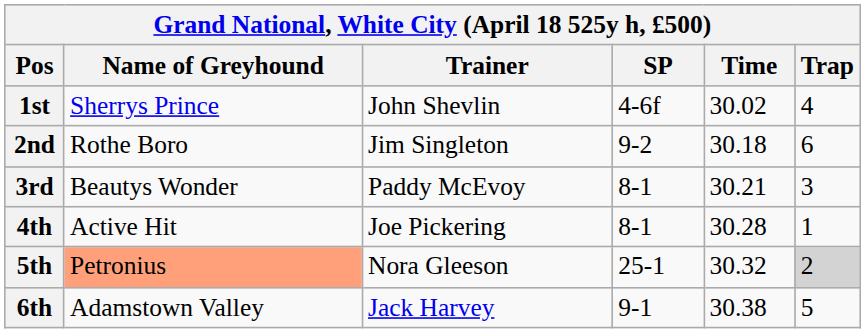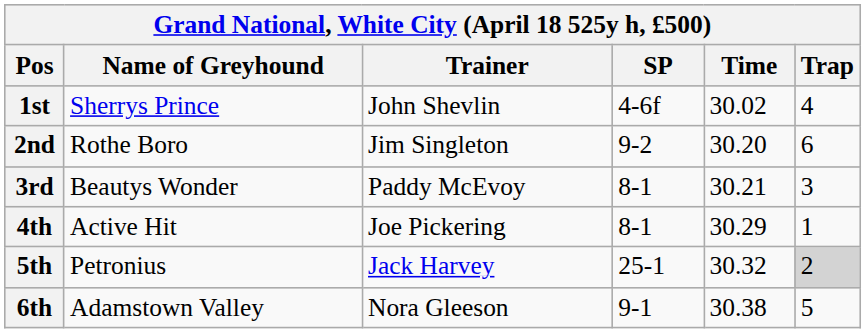(738, 145) 30.18 -> (738, 145) 30.20
(738, 226) 30.28 -> (738, 226) 30.29
(118, 266) lightsalmon background -> (118, 266) no background
(438, 266) Nora Gleeson -> (431, 266) Jack Harvey
(431, 307) Jack Harvey -> (438, 307) Nora Gleeson
